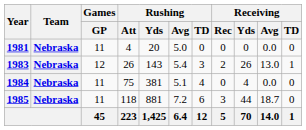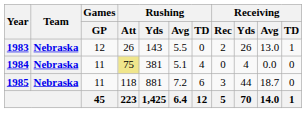- row: (18, 47)
(180, 64) 5.4 -> (180, 47) 5.5
(202, 64) 3 -> (202, 47) 0
(129, 82) no background -> (129, 64) khaki background
